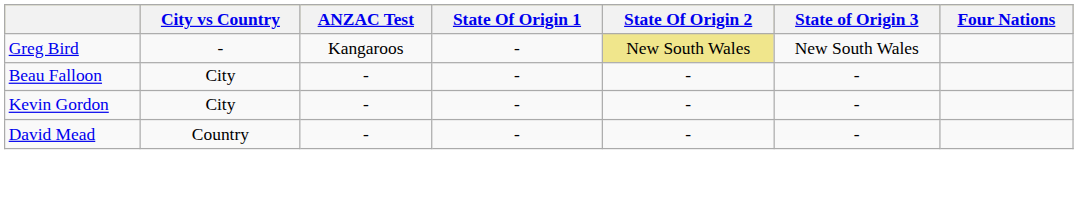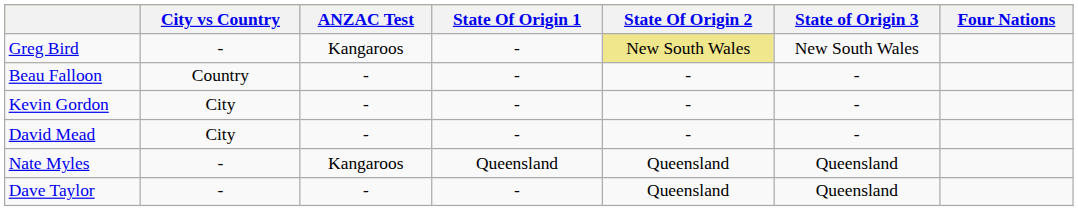(220, 76) City -> (220, 76) Country
(220, 134) Country -> (220, 134) City
+ row: (49, 162)
+ row: (52, 191)
